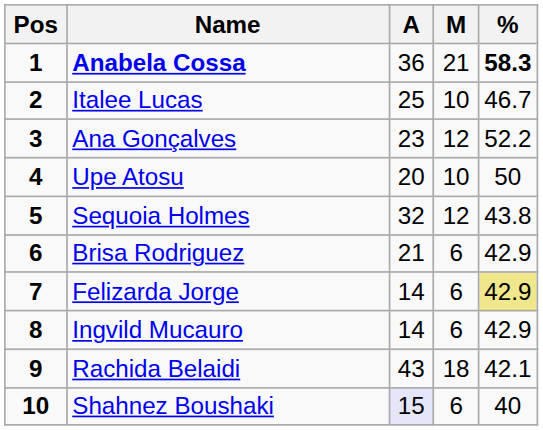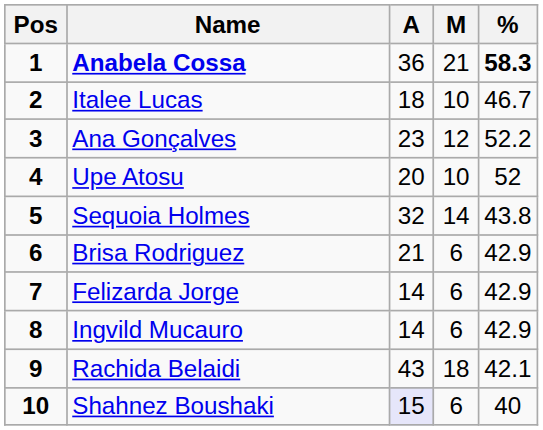(411, 101) 25 -> (411, 101) 18
(508, 177) 50 -> (508, 177) 52
(456, 215) 12 -> (456, 215) 14
(508, 292) khaki background -> (508, 292) no background
